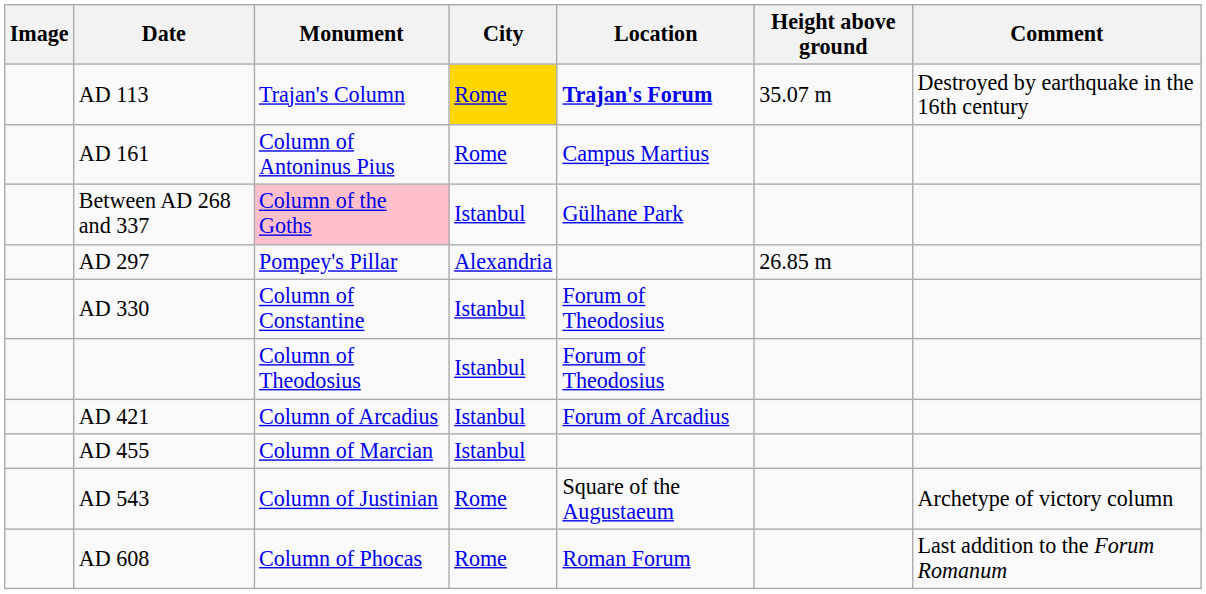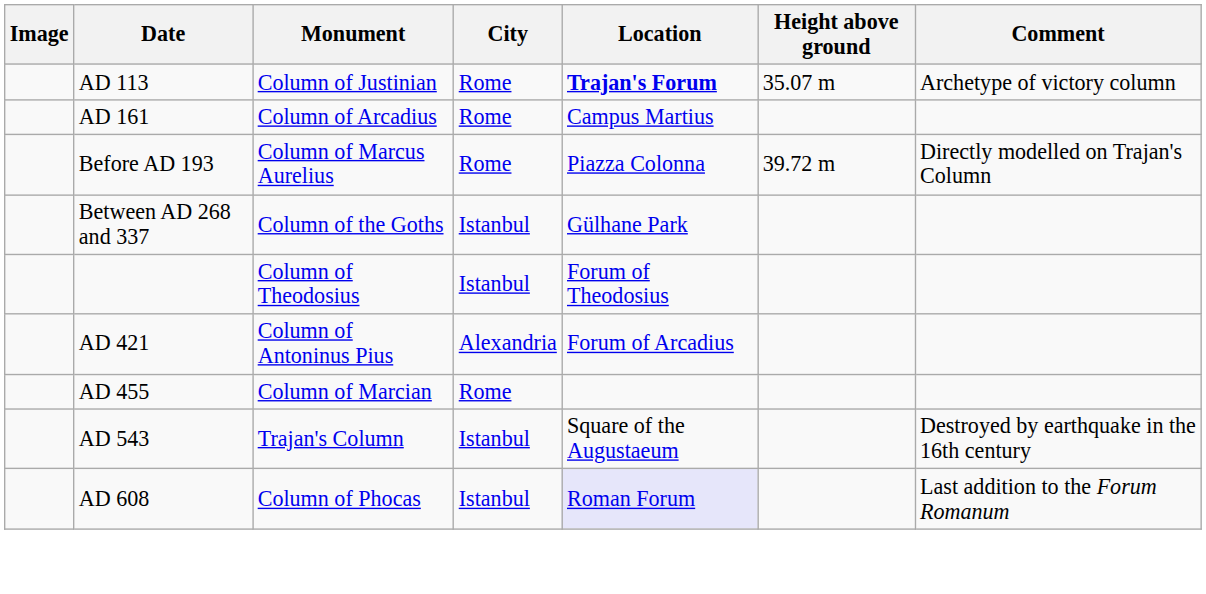(332, 94) Trajan's Column -> (347, 81) Column of Justinian
(481, 94) gold background -> (485, 81) no background
(1056, 94) Destroyed by earthquake in the 16th century -> (1048, 81) Archetype of victory column
(327, 154) Column of Antoninus Pius -> (347, 116) Column of Arcadius
+ row: (146, 164)
(323, 214) pink background -> (351, 224) no background
- row: (114, 261)
- row: (114, 308)
(348, 416) Column of Arcadius -> (325, 343) Column of Antoninus Pius
(490, 416) Istanbul -> (508, 343) Alexandria
(490, 451) Istanbul -> (485, 391) Rome
(349, 498) Column of Justinian -> (331, 438) Trajan's Column
(481, 498) Rome -> (494, 438) Istanbul
(1045, 498) Archetype of victory column -> (1058, 438) Destroyed by earthquake in the 16th century
(481, 558) Rome -> (494, 498) Istanbul
(627, 558) no background -> (631, 498) lavender background
